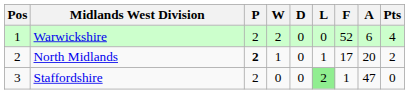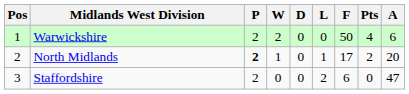columns swapped: (369, 15) <-> (392, 15)
(346, 36) 52 -> (346, 36) 50
(324, 78) lightgreen background -> (324, 78) no background
(346, 78) 1 -> (346, 78) 6
